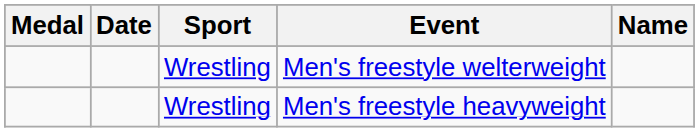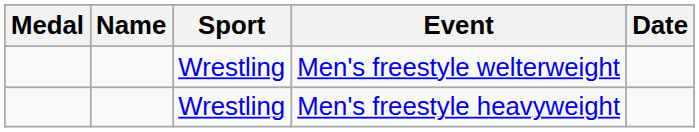columns swapped: (653, 26) <-> (124, 26)
